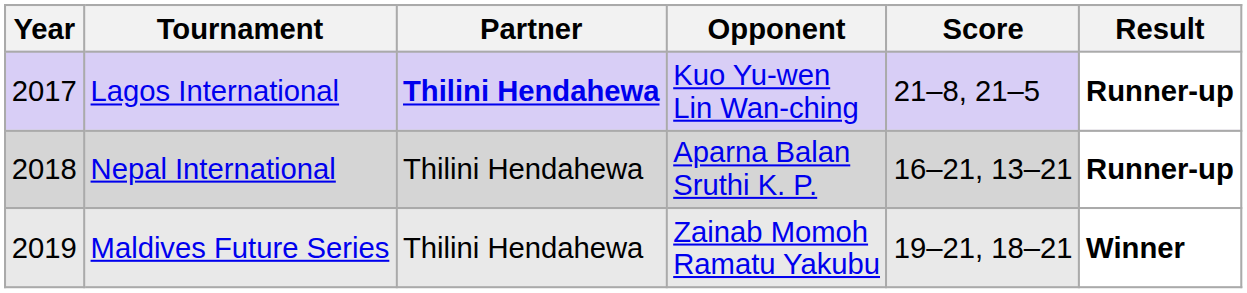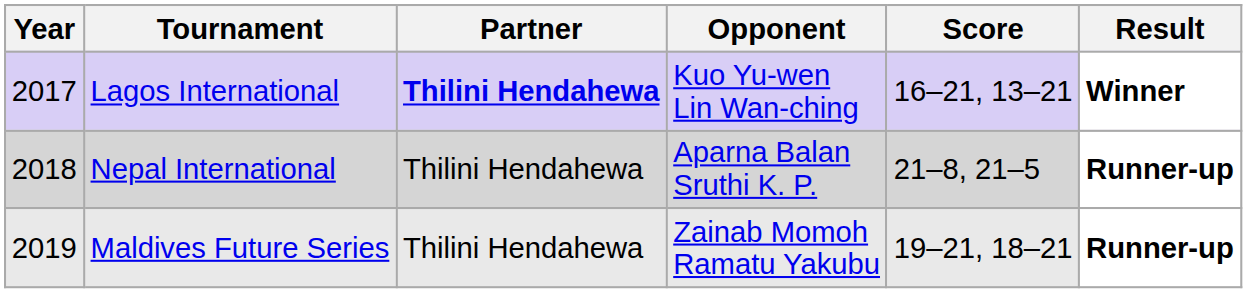(967, 91) 21–8, 21–5 -> (983, 91) 16–21, 13–21
(1160, 91) Runner-up -> (1135, 91) Winner
(983, 170) 16–21, 13–21 -> (967, 170) 21–8, 21–5
(1135, 248) Winner -> (1160, 248) Runner-up
